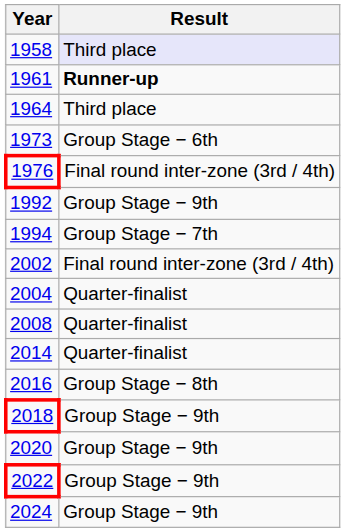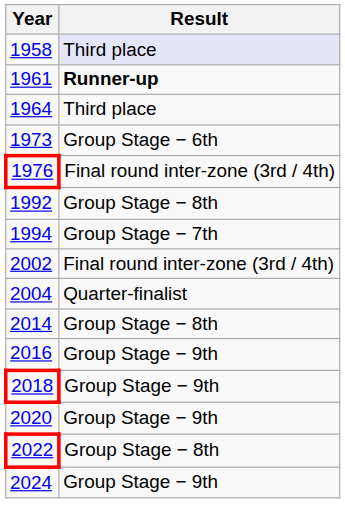(141, 203) Group Stage − 9th -> (141, 203) Group Stage − 8th
- row: (31, 323)
(125, 353) Quarter-finalist -> (141, 323) Group Stage − 8th
(141, 384) Group Stage − 8th -> (141, 354) Group Stage − 9th
(142, 480) Group Stage − 9th -> (142, 450) Group Stage − 8th
